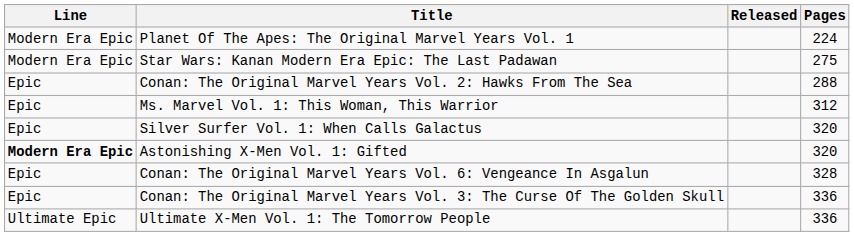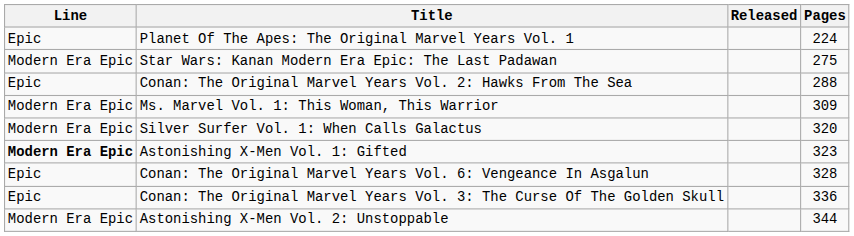(70, 39) Modern Era Epic -> (25, 39) Epic
(25, 107) Epic -> (70, 107) Modern Era Epic
(825, 107) 312 -> (825, 107) 309
(25, 129) Epic -> (70, 129) Modern Era Epic
(825, 152) 320 -> (825, 152) 323
- row: (315, 220)
+ row: (294, 220)
